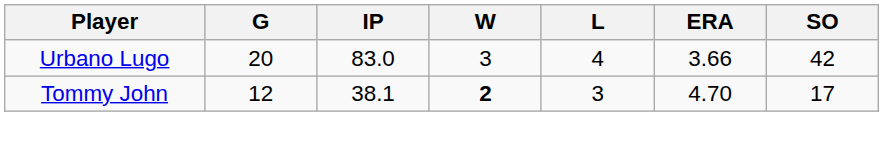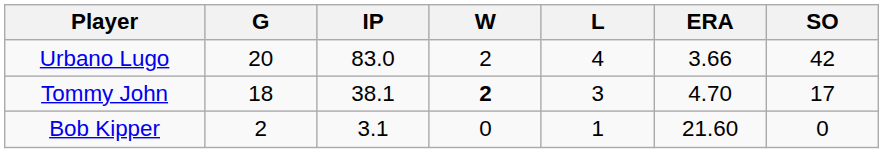(485, 57) 3 -> (485, 57) 2
(261, 93) 12 -> (261, 93) 18
+ row: (105, 128)
